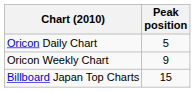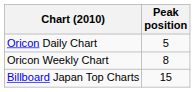(166, 60) 9 -> (166, 60) 8
